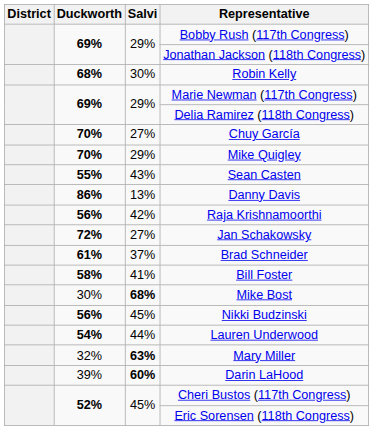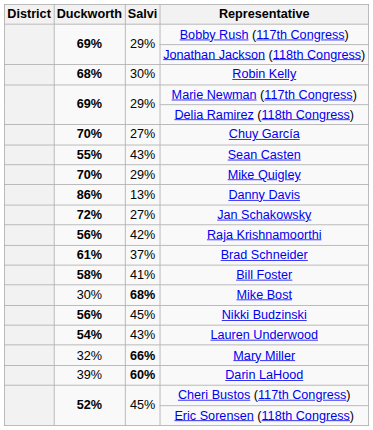rows swapped: (264, 154) <-> (264, 174)
rows swapped: (264, 214) <-> (264, 235)
(143, 335) 44% -> (143, 335) 43%
(143, 355) 63% -> (143, 355) 66%
